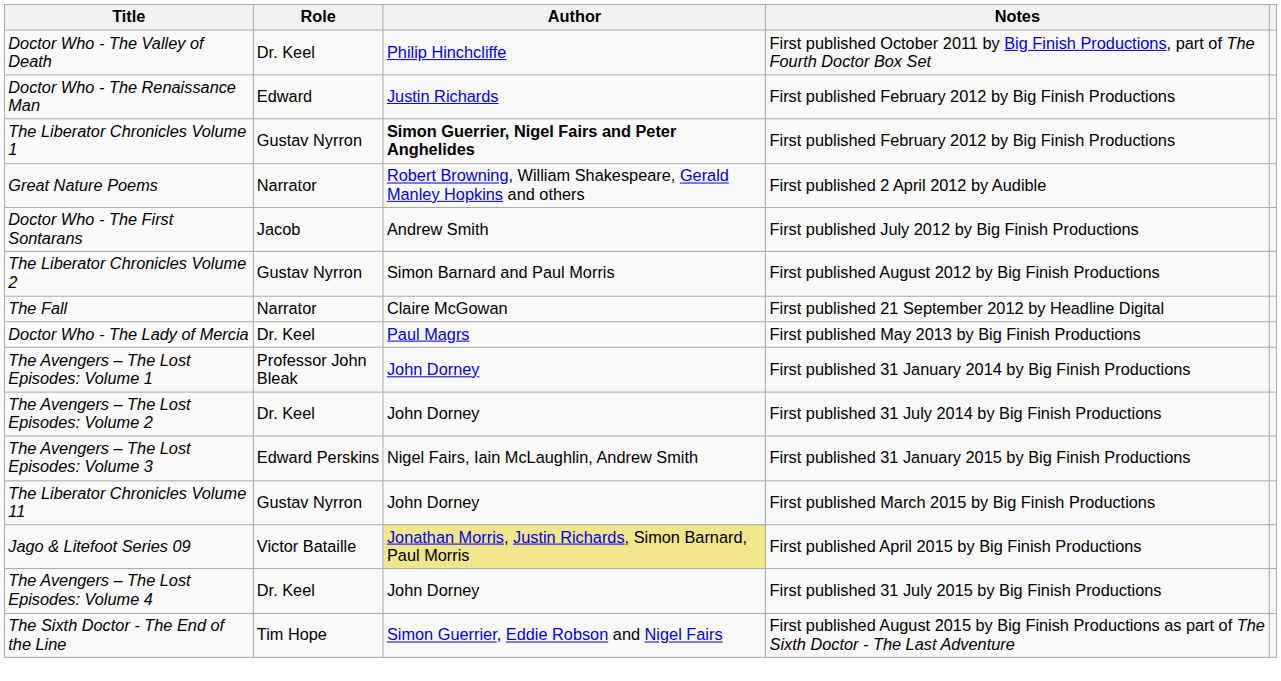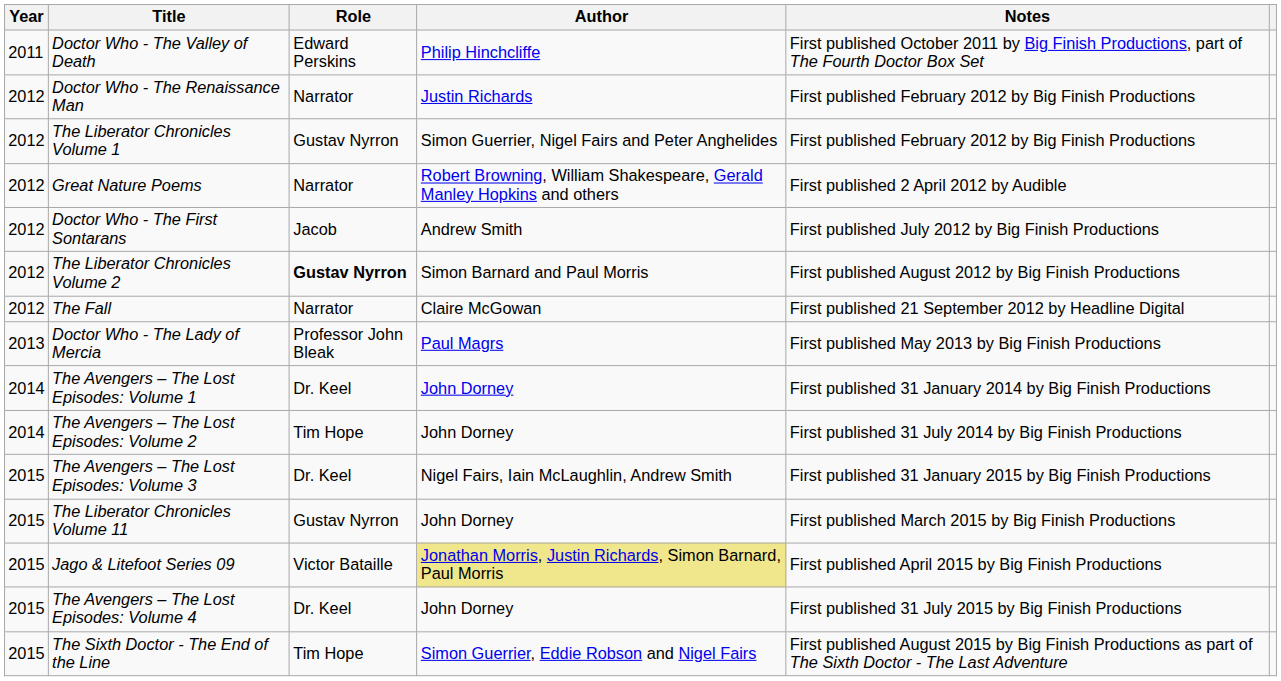+ column: (26, 17)
(286, 52) Dr. Keel -> (325, 52) Edward Perskins
(284, 96) Edward -> (323, 96) Narrator
(532, 140) bold -> (599, 140) normal
(309, 273) normal -> (350, 273) bold
(286, 334) Dr. Keel -> (348, 343) Professor John Bleak
(312, 369) Professor John Bleak -> (322, 388) Dr. Keel
(286, 413) Dr. Keel -> (328, 432) Tim Hope
(318, 458) Edward Perskins -> (322, 476) Dr. Keel
